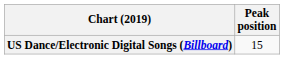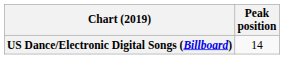(257, 44) 15 -> (257, 44) 14
